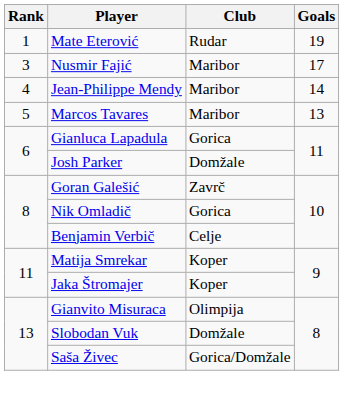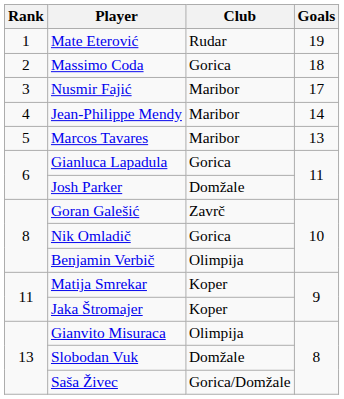+ row: (97, 65)
(205, 235) Celje -> (216, 260) Olimpija
